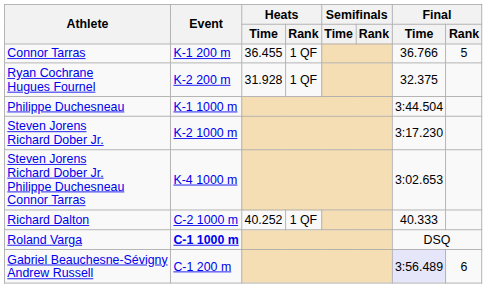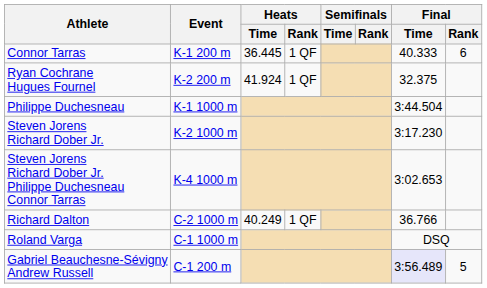(264, 54) 36.455 -> (263, 54) 36.445
(419, 54) 36.766 -> (418, 54) 40.333
(464, 54) 5 -> (463, 54) 6
(264, 80) 31.928 -> (263, 80) 41.924
(264, 220) 40.252 -> (263, 220) 40.249
(419, 220) 40.333 -> (418, 220) 36.766
(206, 240) bold -> (206, 240) normal
(464, 266) 6 -> (463, 266) 5
